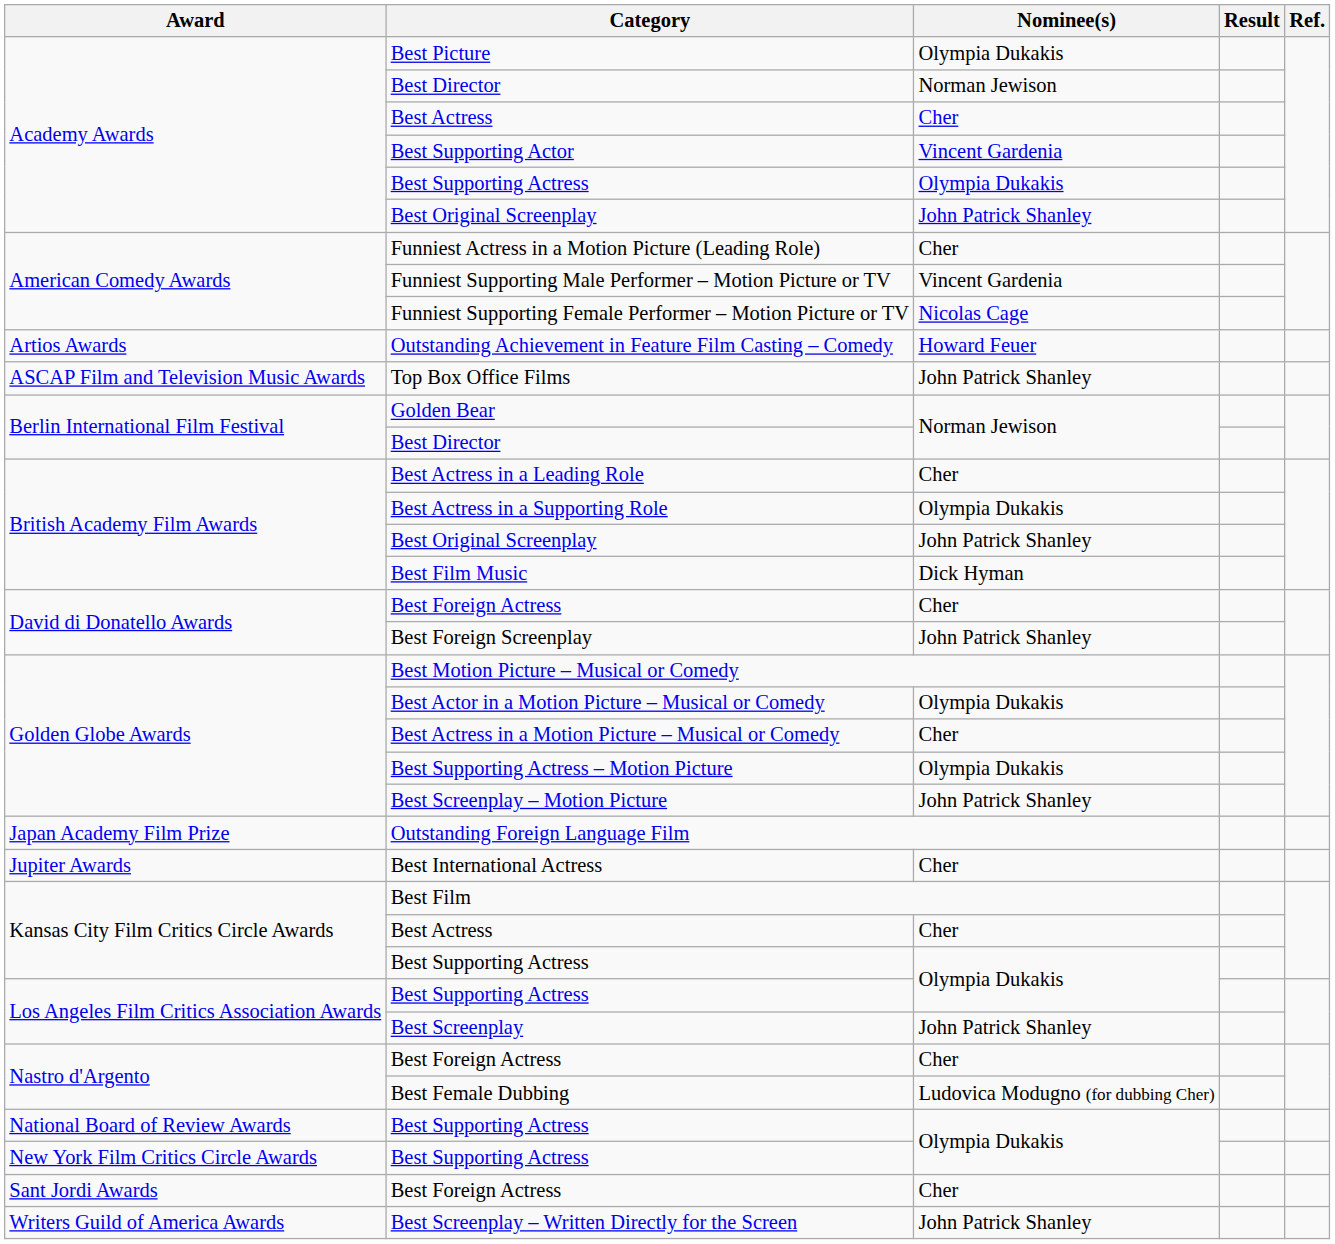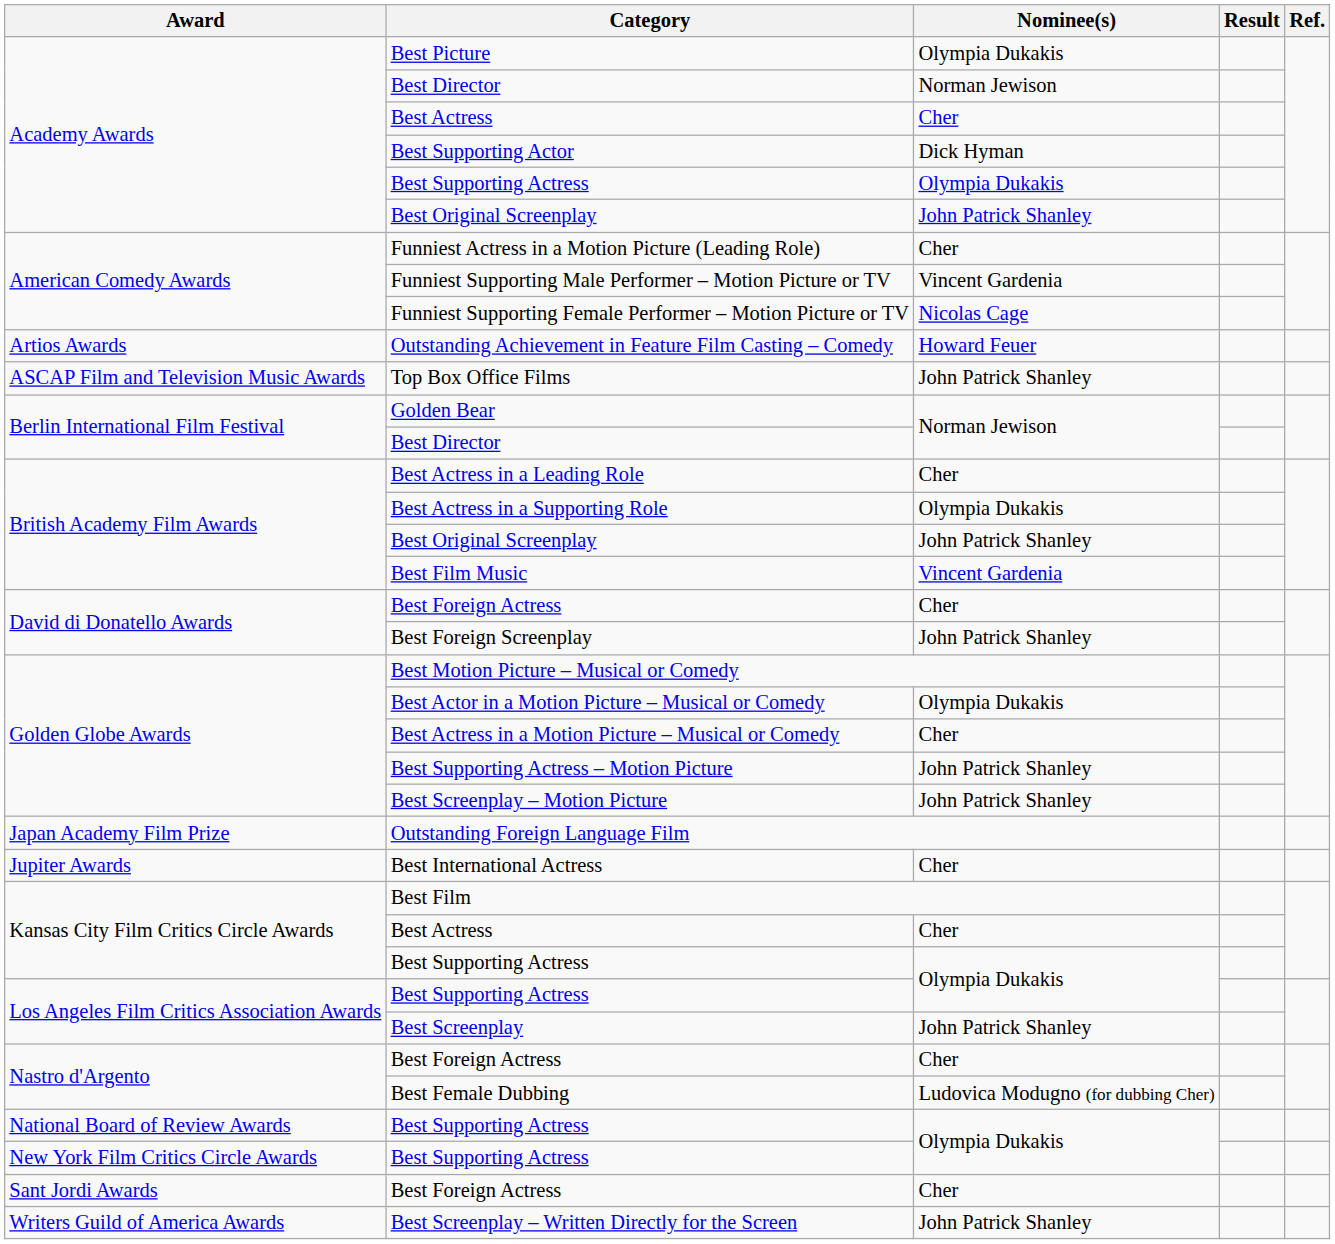(990, 150) Vincent Gardenia -> (971, 150) Dick Hyman
(971, 572) Dick Hyman -> (990, 572) Vincent Gardenia
(991, 767) Olympia Dukakis -> (1005, 767) John Patrick Shanley
